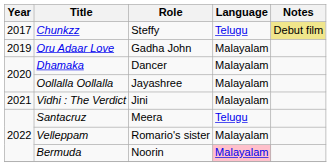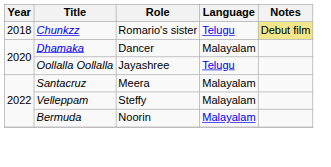(19, 30) 2017 -> (19, 30) 2018
(145, 30) Steffy -> (158, 30) Romario's sister
- row: (75, 48)
(242, 83) Malayalam -> (218, 65) Telugu
- row: (81, 100)
(231, 118) Telugu -> (229, 83) Malayalam
(171, 135) Romario's sister -> (132, 100) Steffy
(242, 153) pink background -> (229, 118) no background
